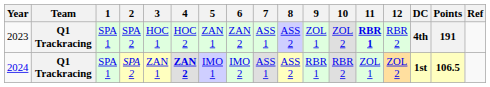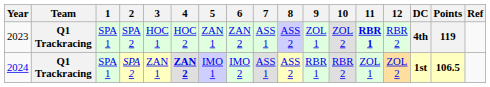(448, 37) 191 -> (448, 37) 119
